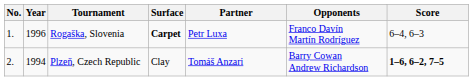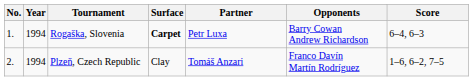(36, 33) 1996 -> (36, 33) 1994
(324, 33) Franco Davín Martín Rodríguez -> (328, 33) Barry Cowan Andrew Richardson
(328, 61) Barry Cowan Andrew Richardson -> (324, 61) Franco Davín Martín Rodríguez
(417, 61) bold -> (417, 61) normal
